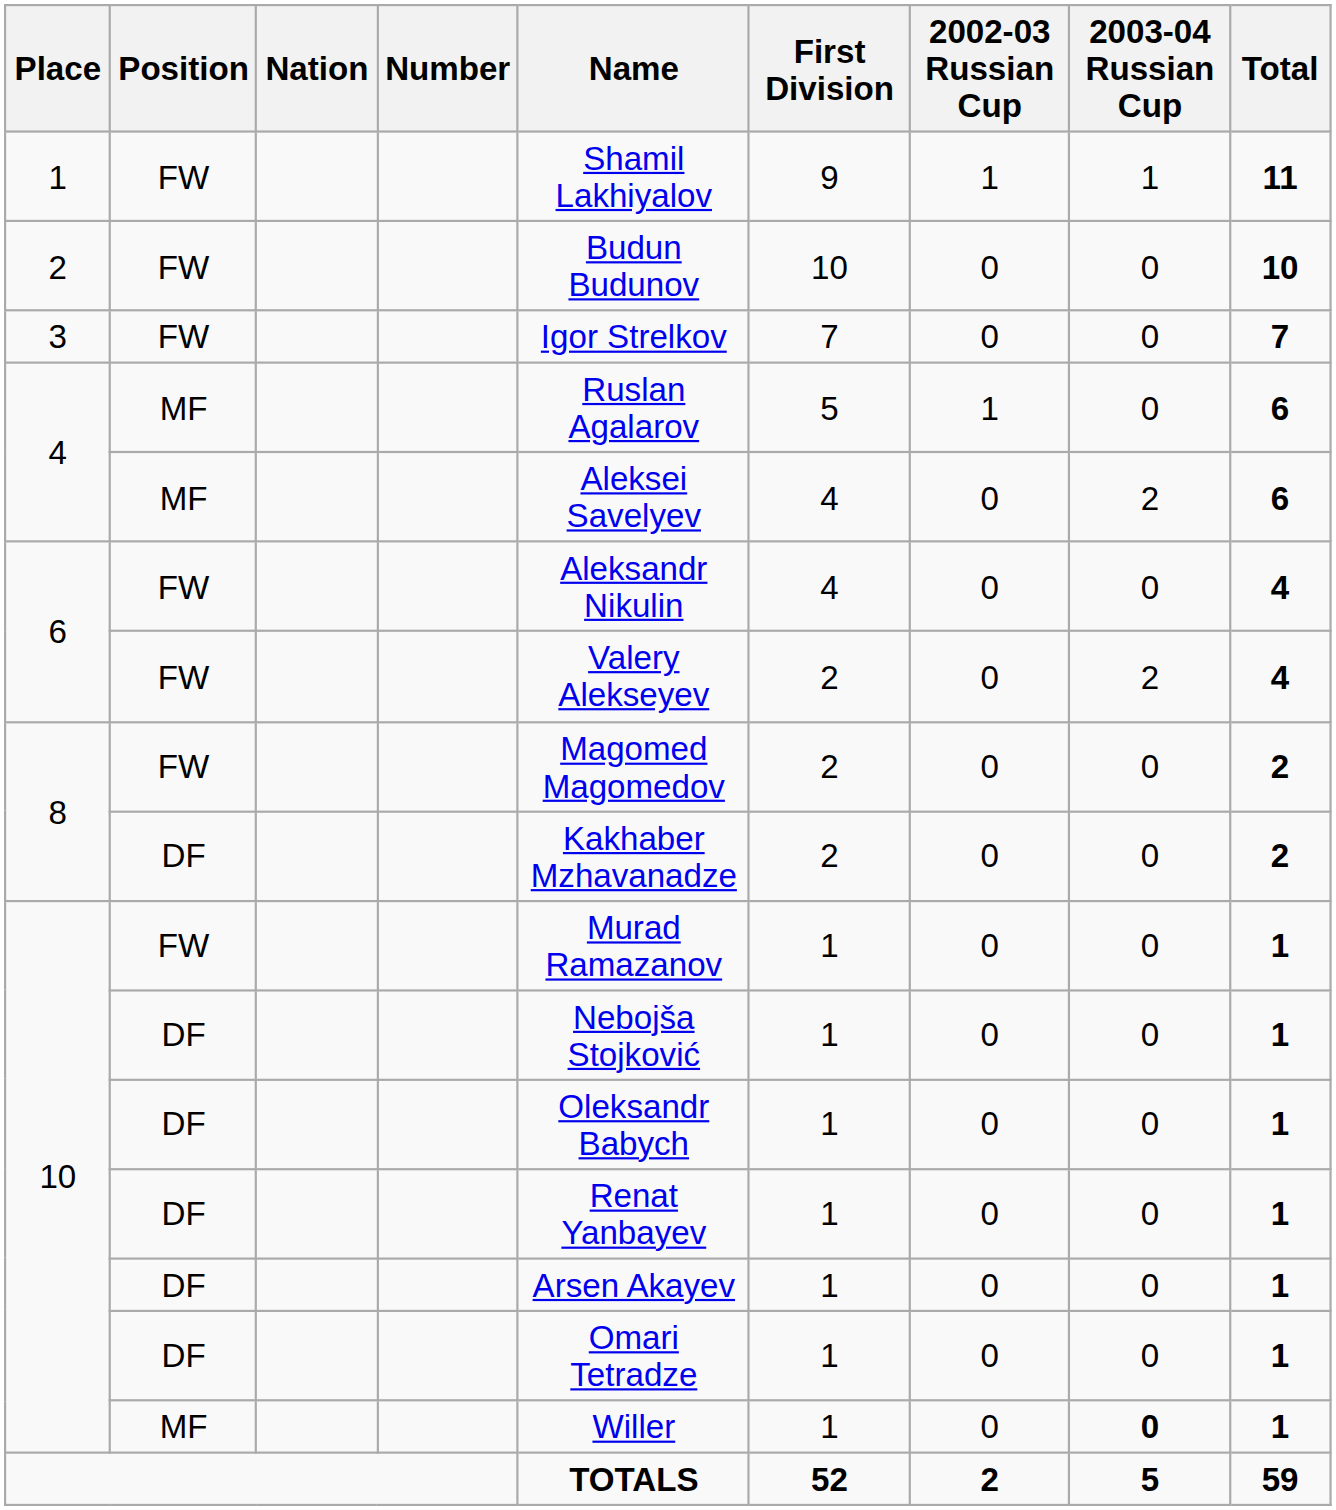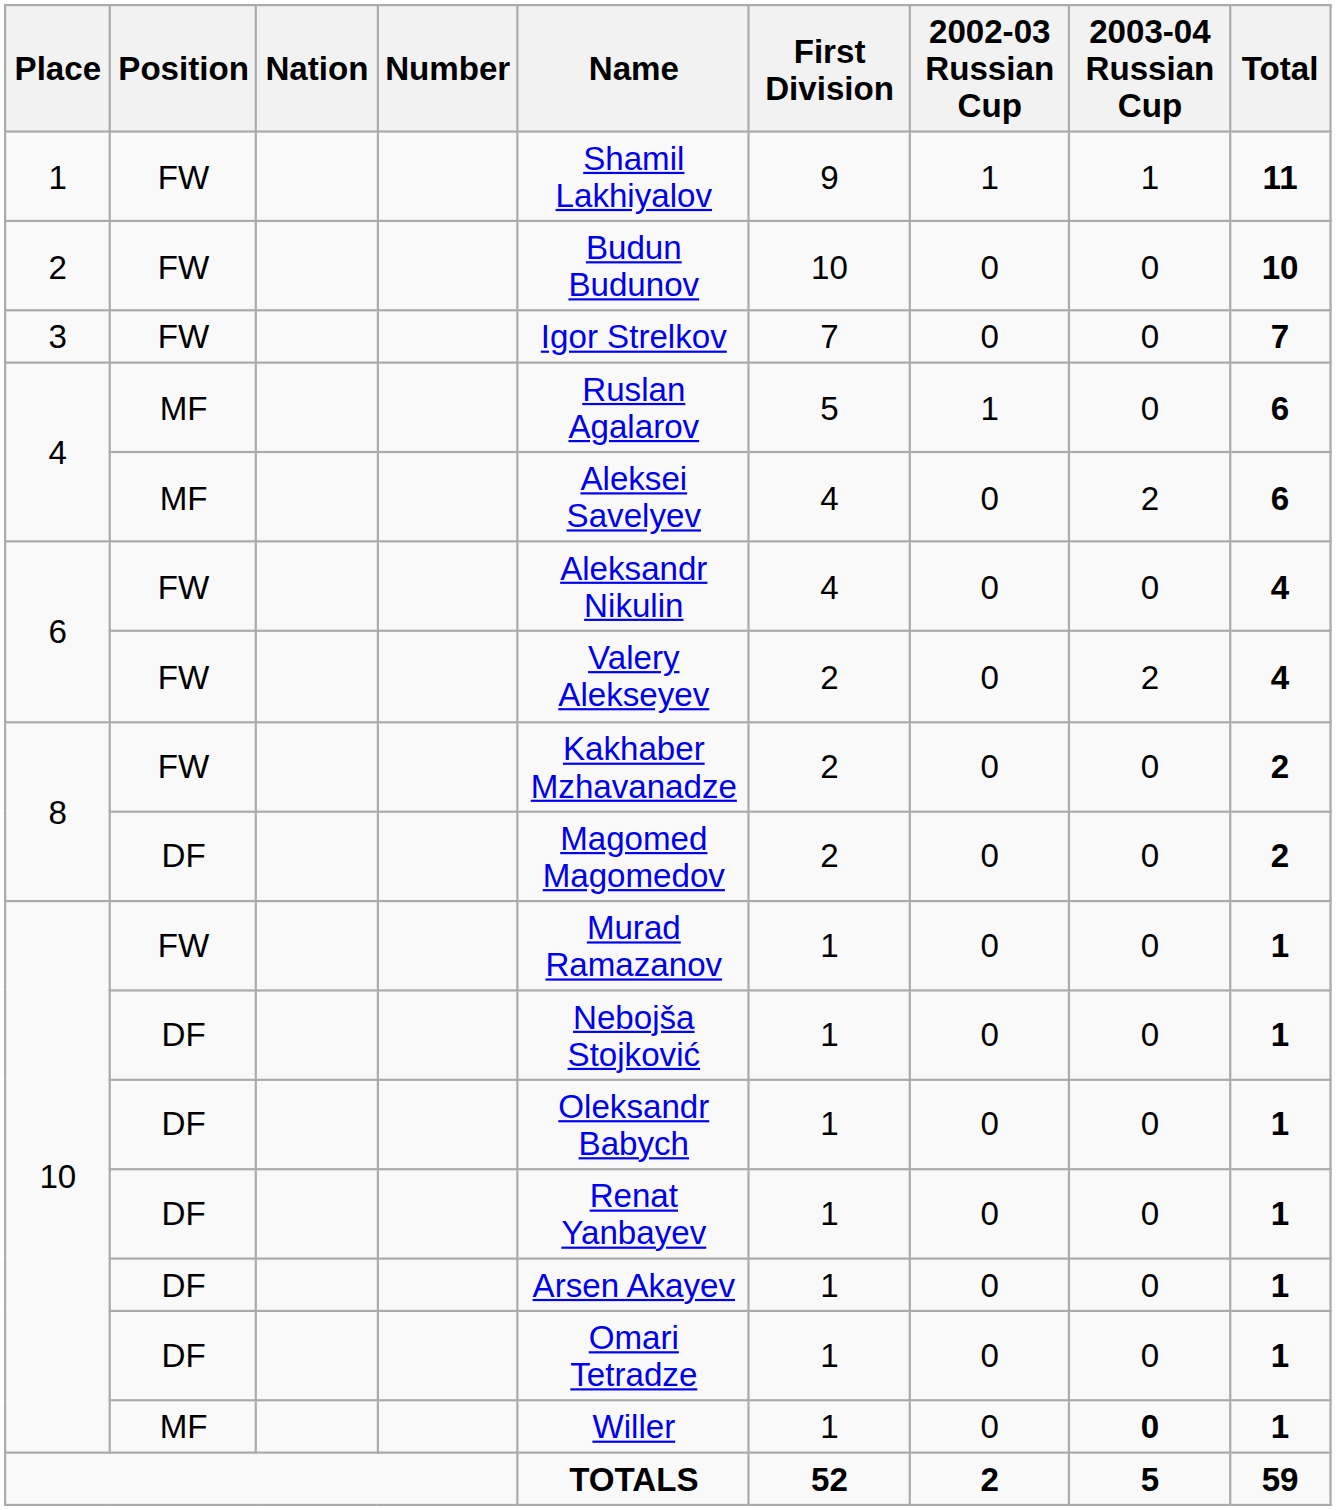(634, 766) Magomed Magomedov -> (634, 766) Kakhaber Mzhavanadze
(634, 856) Kakhaber Mzhavanadze -> (634, 856) Magomed Magomedov
